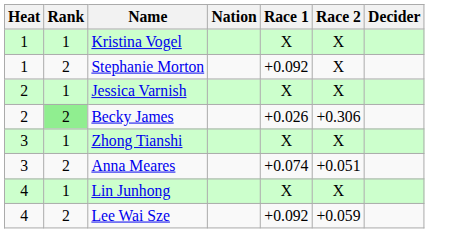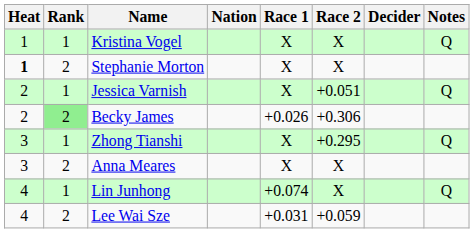+ column: (446, 16)
(24, 66) normal -> (24, 66) bold
(286, 66) +0.092 -> (286, 66) X
(338, 91) X -> (338, 91) +0.051
(338, 141) X -> (338, 141) +0.295
(286, 166) +0.074 -> (286, 166) X
(338, 166) +0.051 -> (338, 166) X
(286, 191) X -> (286, 191) +0.074
(286, 215) +0.092 -> (286, 215) +0.031
